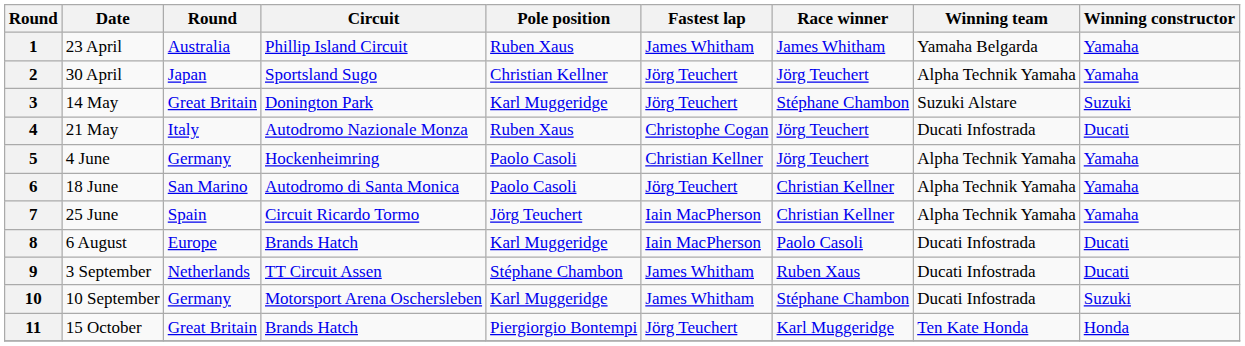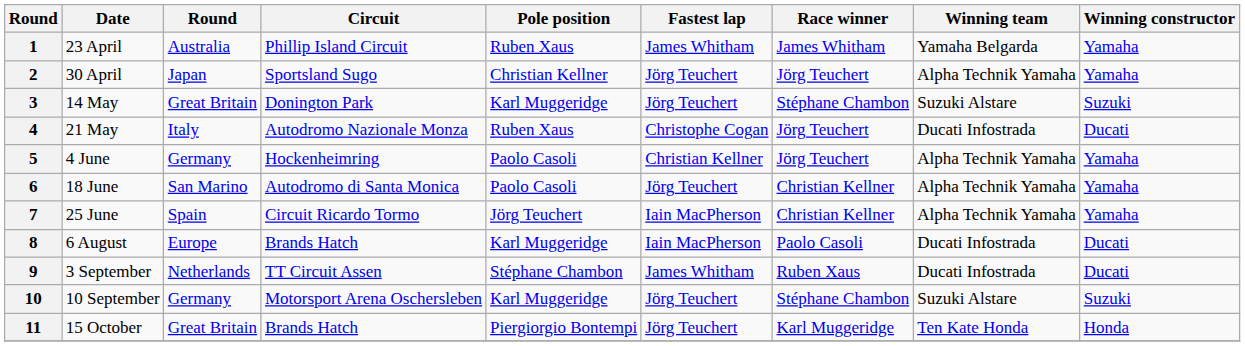(700, 298) James Whitham -> (691, 298) Jörg Teuchert
(976, 298) Ducati Infostrada -> (967, 298) Suzuki Alstare
